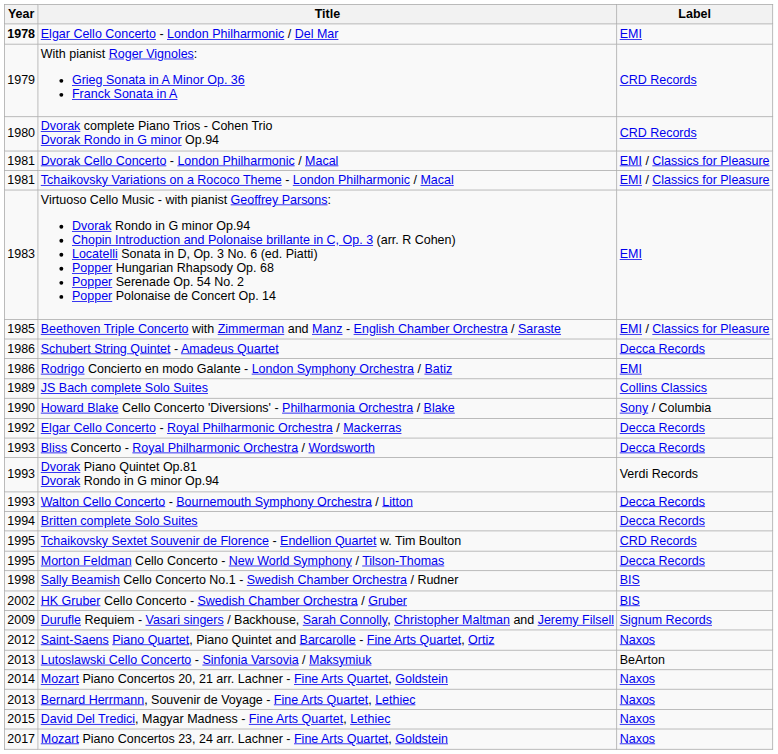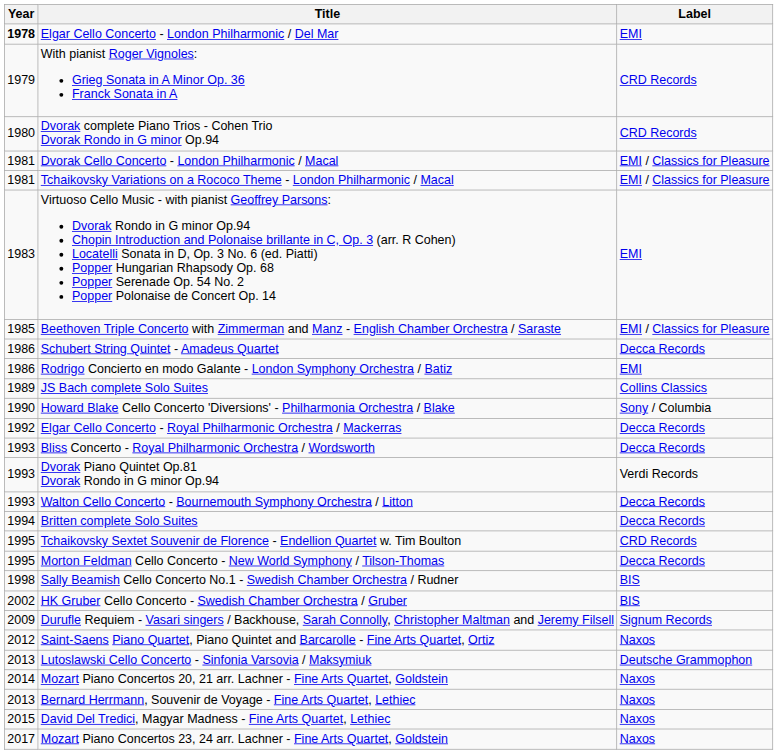(642, 659) BeArton -> (686, 659) Deutsche Grammophon
